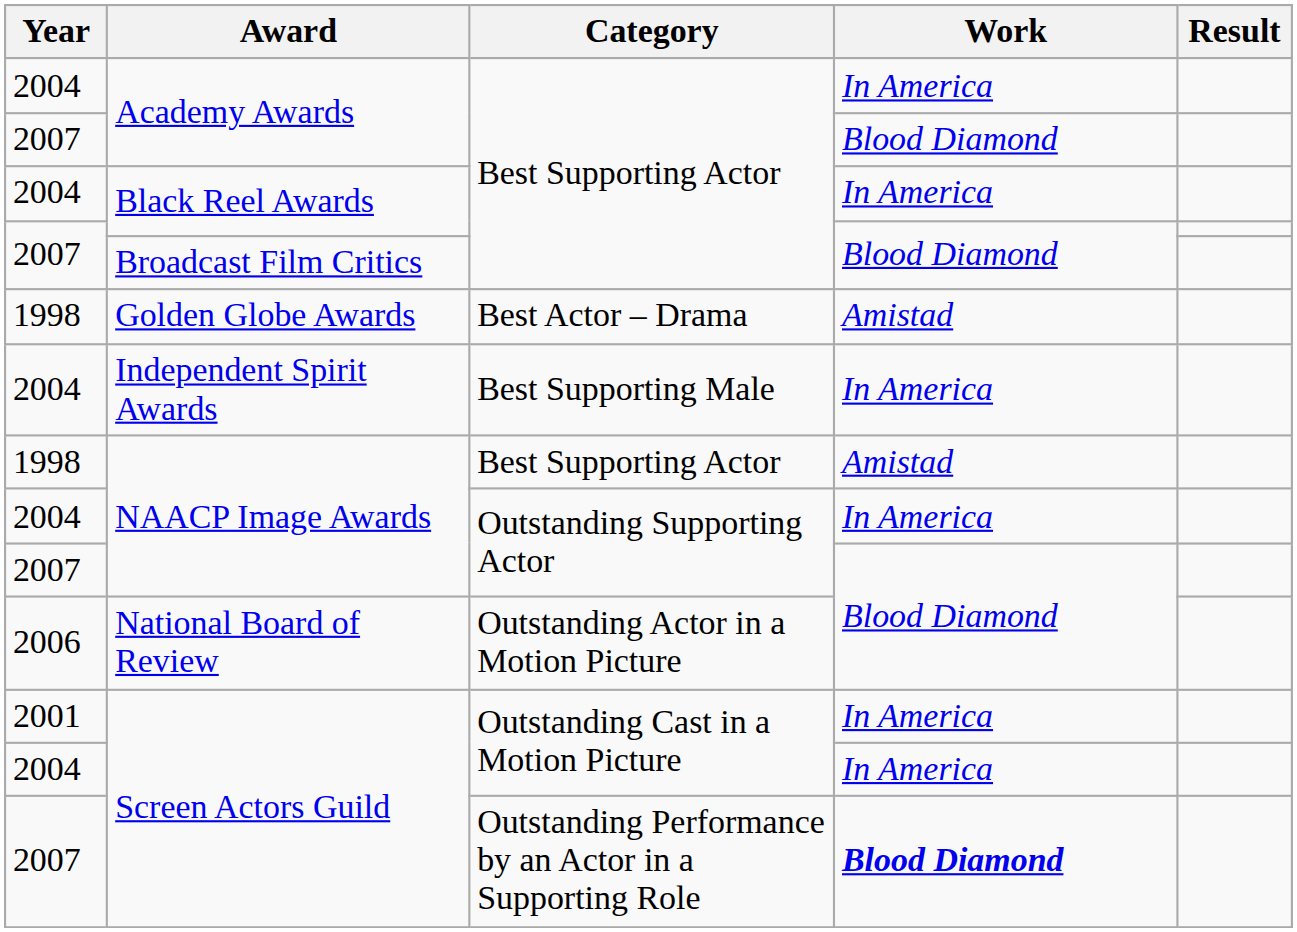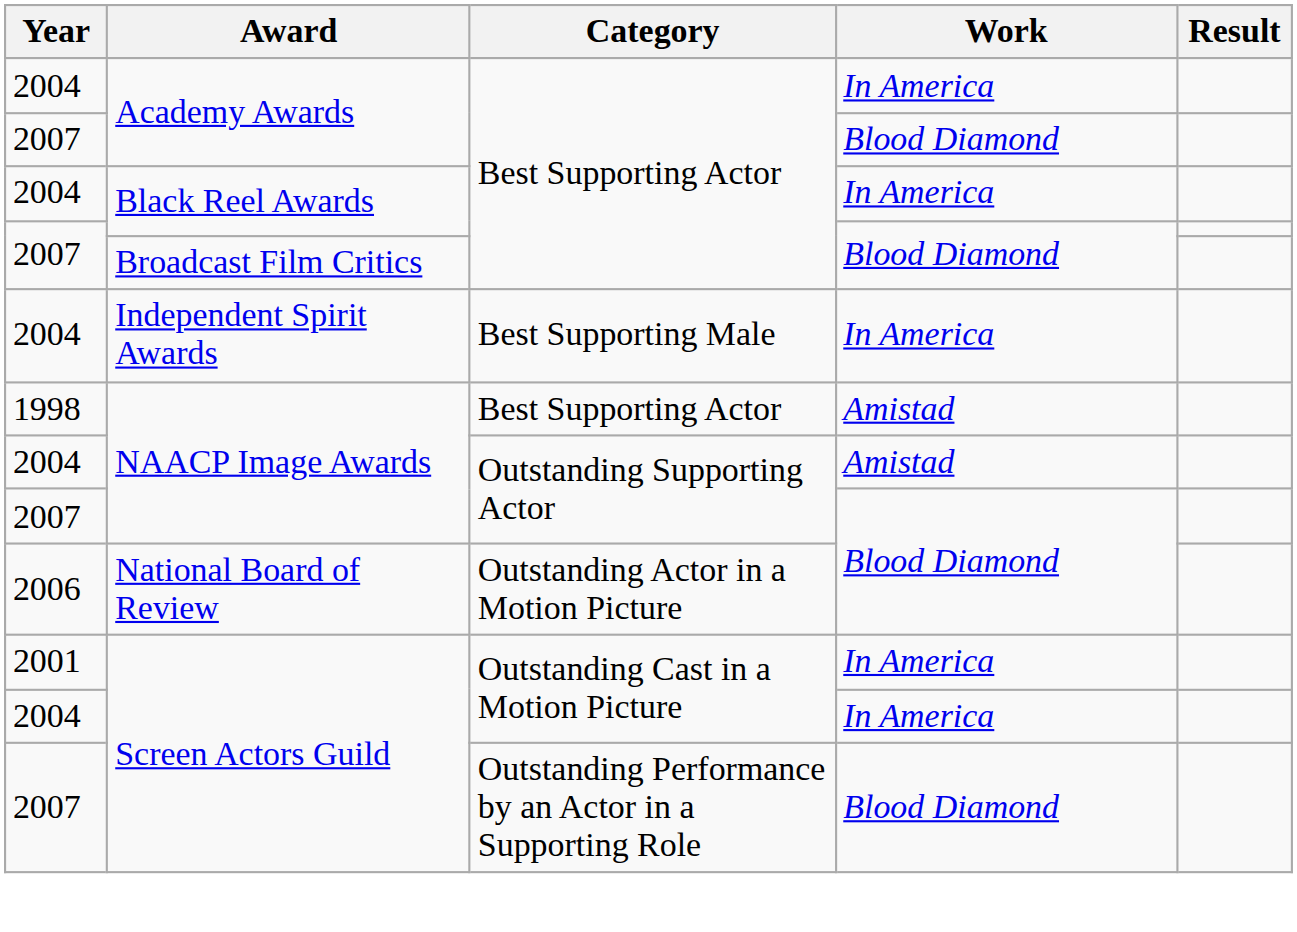- row: (47, 316)
(918, 515) In America -> (899, 461) Amistad
(953, 860) bold -> (951, 807) normal
